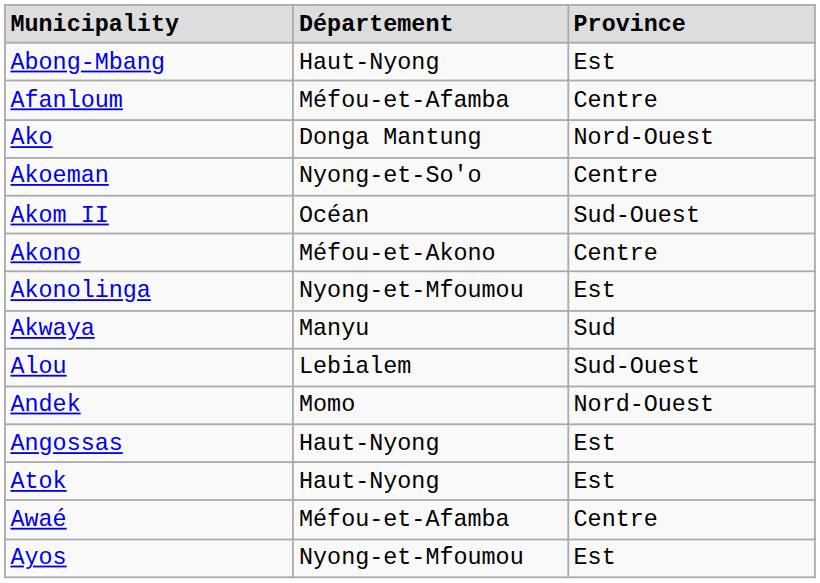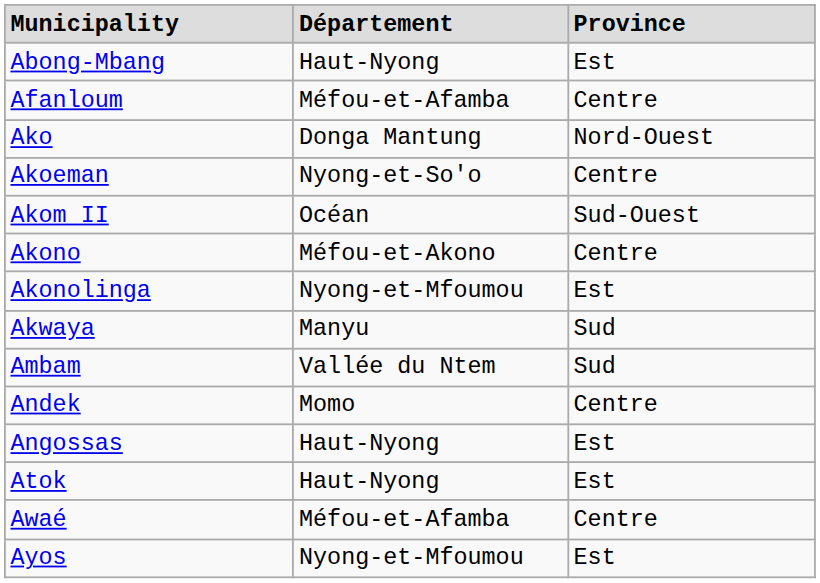- row: (39, 367)
+ row: (46, 367)
(644, 405) Nord-Ouest -> (616, 405) Centre
